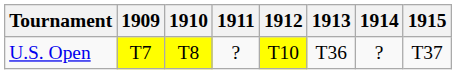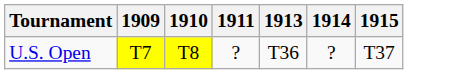- column: (283, 20)
